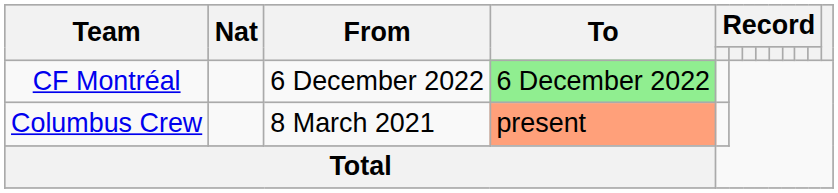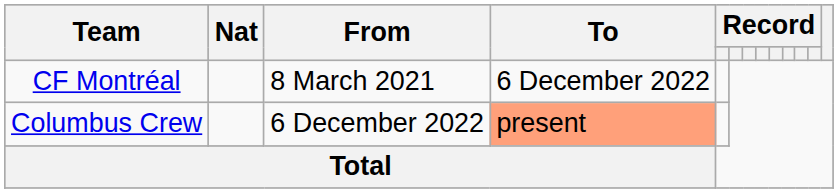(377, 80) 6 December 2022 -> (353, 80) 8 March 2021
(603, 80) lightgreen background -> (603, 80) no background
(353, 123) 8 March 2021 -> (377, 123) 6 December 2022
